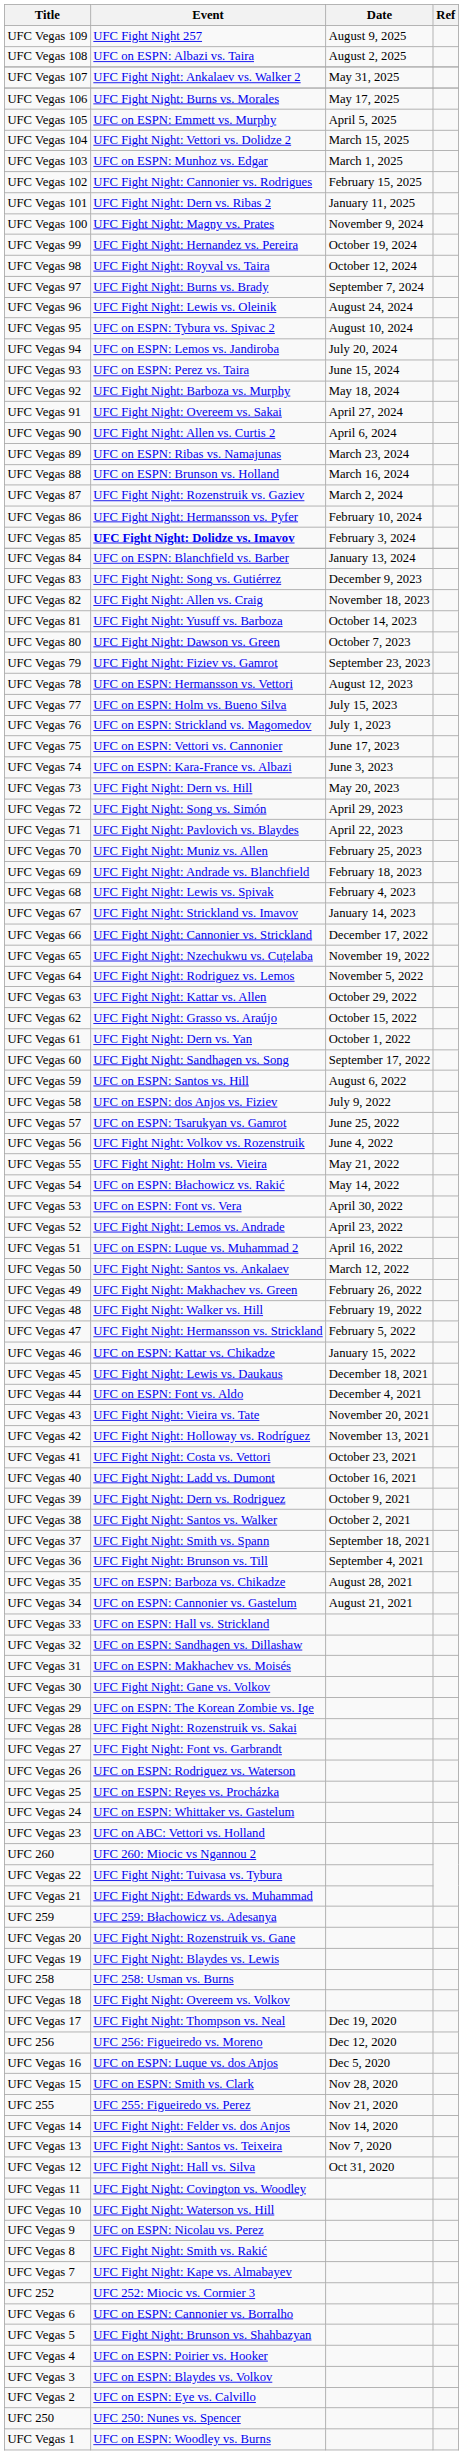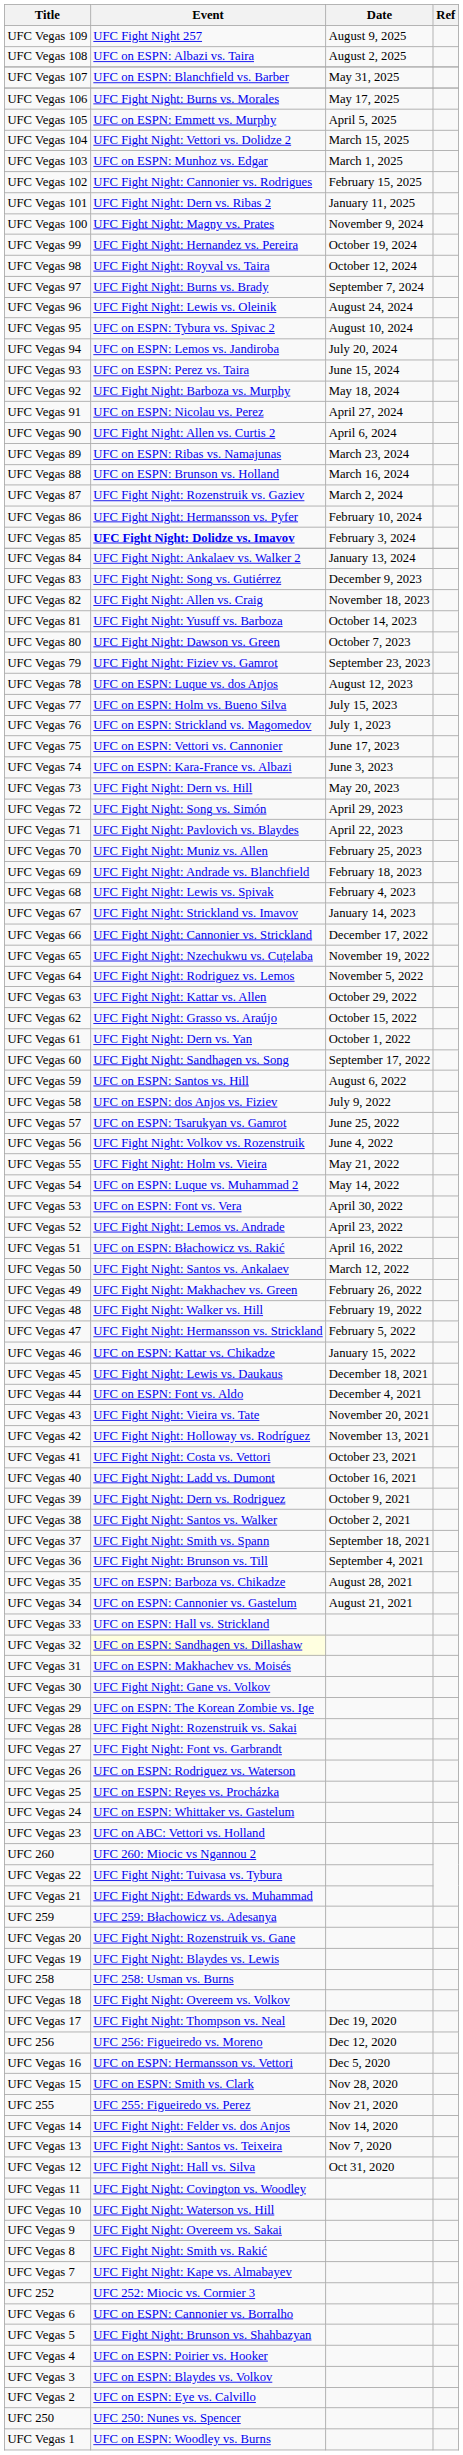(197, 78) UFC Fight Night: Ankalaev vs. Walker 2 -> (191, 78) UFC on ESPN: Blanchfield vs. Barber
(188, 412) UFC Fight Night: Overeem vs. Sakai -> (178, 412) UFC on ESPN: Nicolau vs. Perez
(191, 558) UFC on ESPN: Blanchfield vs. Barber -> (197, 558) UFC Fight Night: Ankalaev vs. Walker 2
(193, 684) UFC on ESPN: Hermansson vs. Vettori -> (186, 684) UFC on ESPN: Luque vs. dos Anjos
(189, 1185) UFC on ESPN: Błachowicz vs. Rakić -> (196, 1185) UFC on ESPN: Luque vs. Muhammad 2
(196, 1248) UFC on ESPN: Luque vs. Muhammad 2 -> (189, 1248) UFC on ESPN: Błachowicz vs. Rakić
(198, 1645) no background -> (198, 1645) lightyellow background
(186, 2063) UFC on ESPN: Luque vs. dos Anjos -> (193, 2063) UFC on ESPN: Hermansson vs. Vettori
(178, 2230) UFC on ESPN: Nicolau vs. Perez -> (188, 2230) UFC Fight Night: Overeem vs. Sakai
